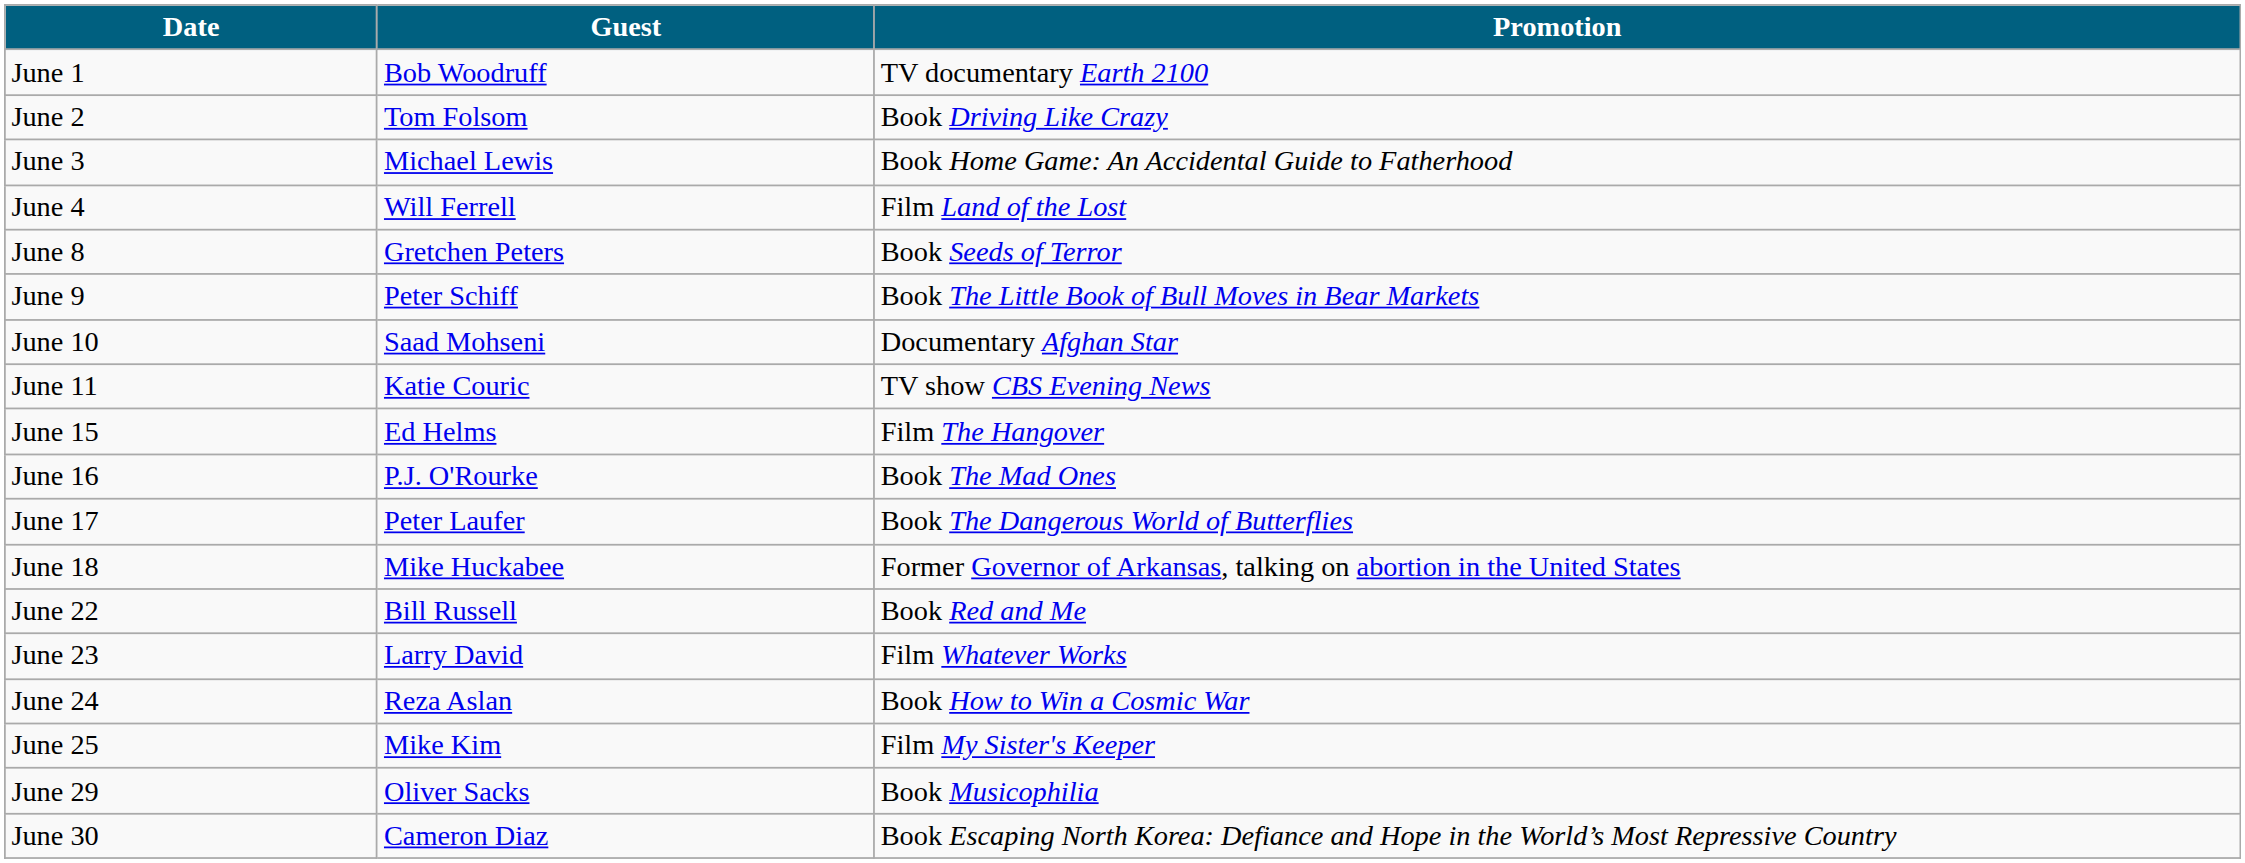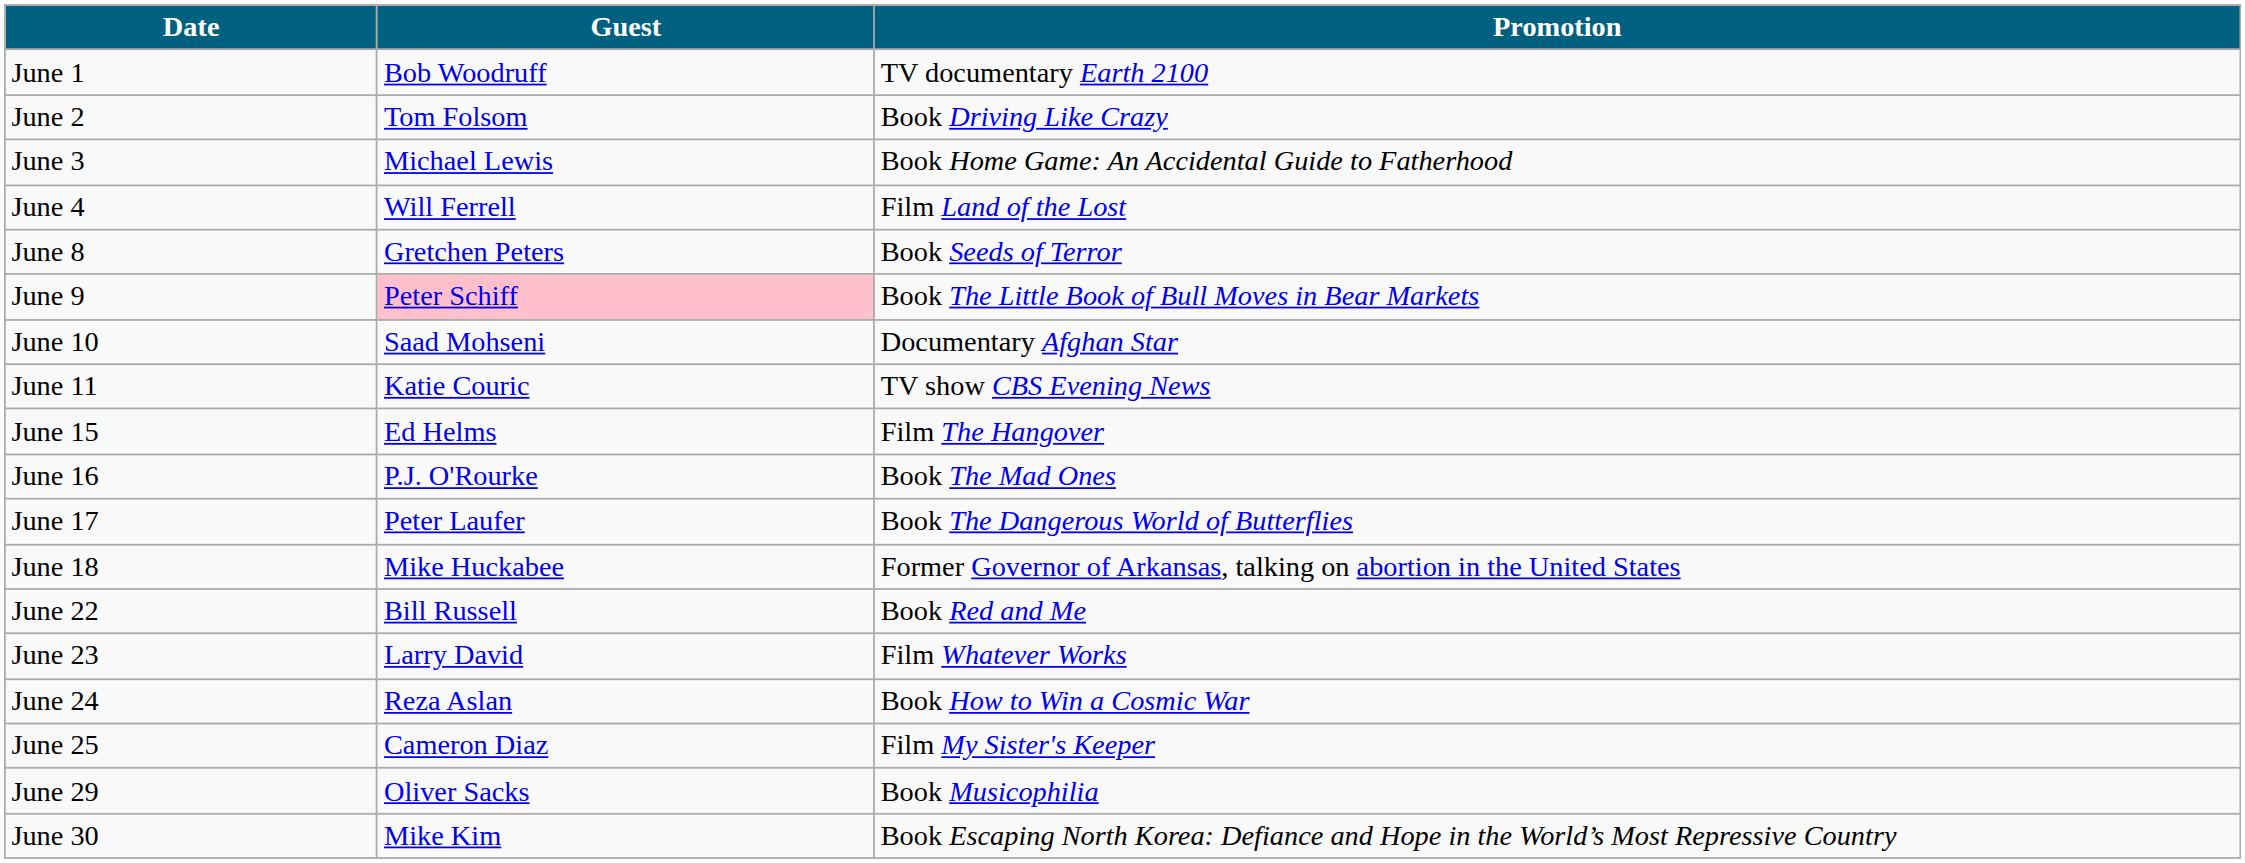(451, 296) no background -> (451, 296) pink background
(443, 745) Mike Kim -> (466, 745) Cameron Diaz
(466, 835) Cameron Diaz -> (443, 835) Mike Kim
